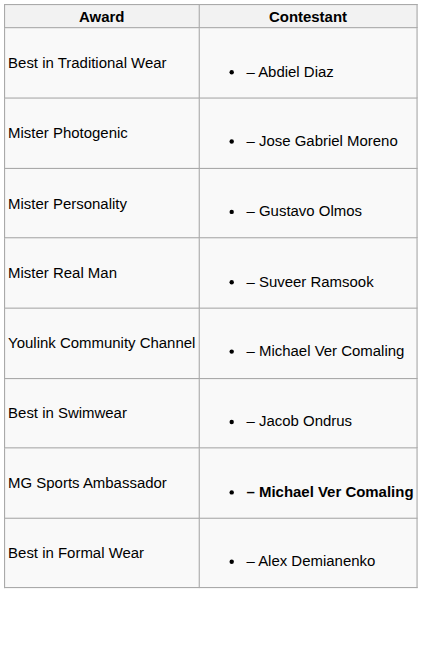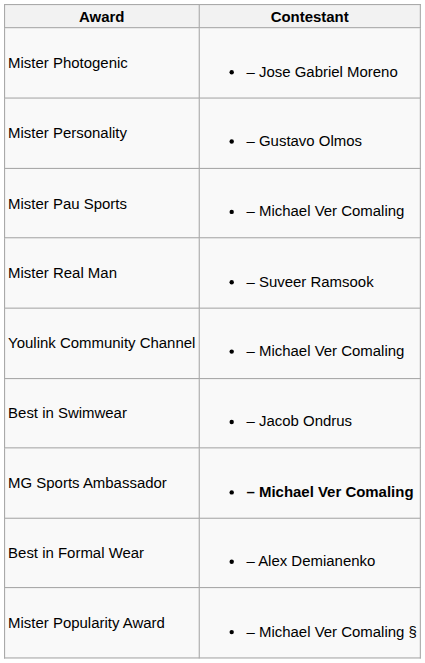- row: (87, 63)
+ row: (68, 203)
+ row: (86, 623)
